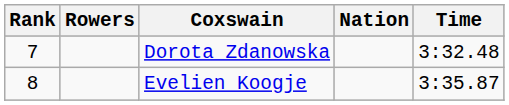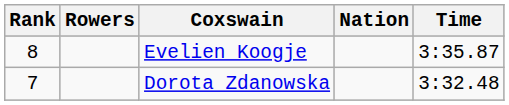rows swapped: (237, 52) <-> (225, 84)
